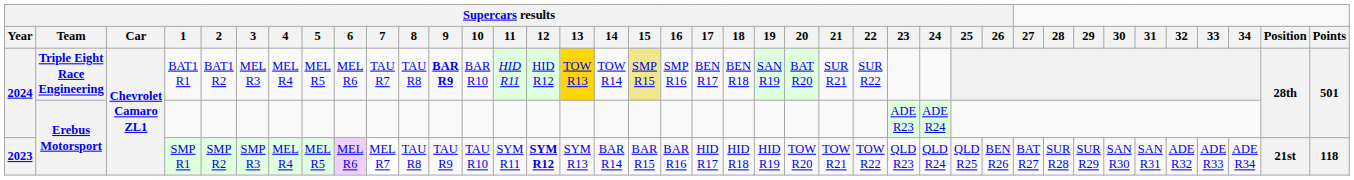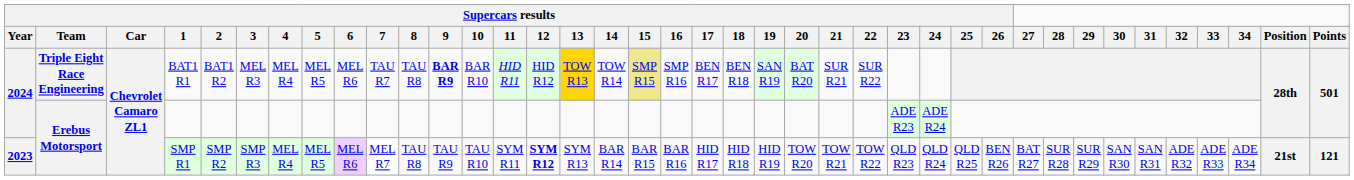(1329, 156) 118 -> (1329, 156) 121
